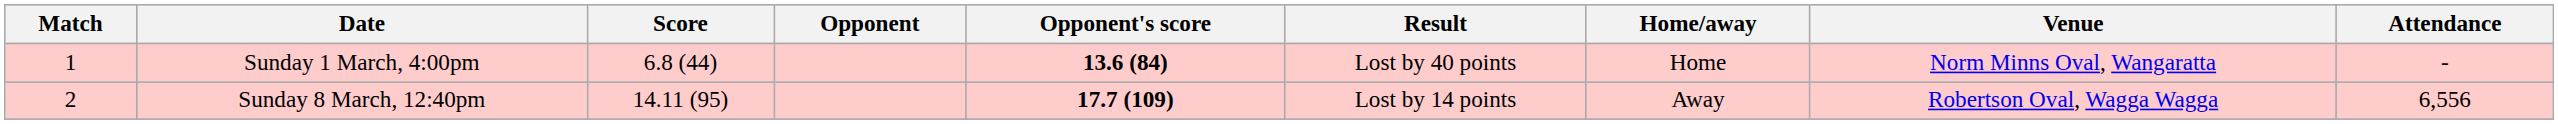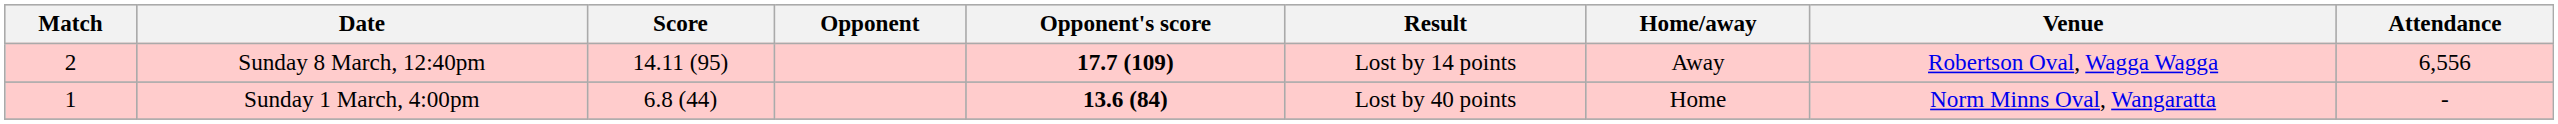rows swapped: (362, 62) <-> (362, 100)
